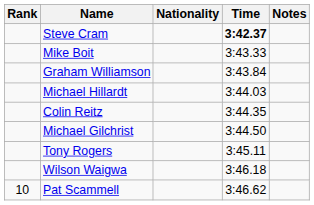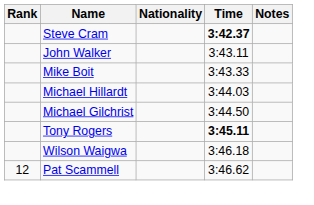+ row: (77, 53)
- row: (97, 72)
- row: (73, 111)
(246, 151) normal -> (229, 131) bold
(22, 190) 10 -> (22, 170) 12
